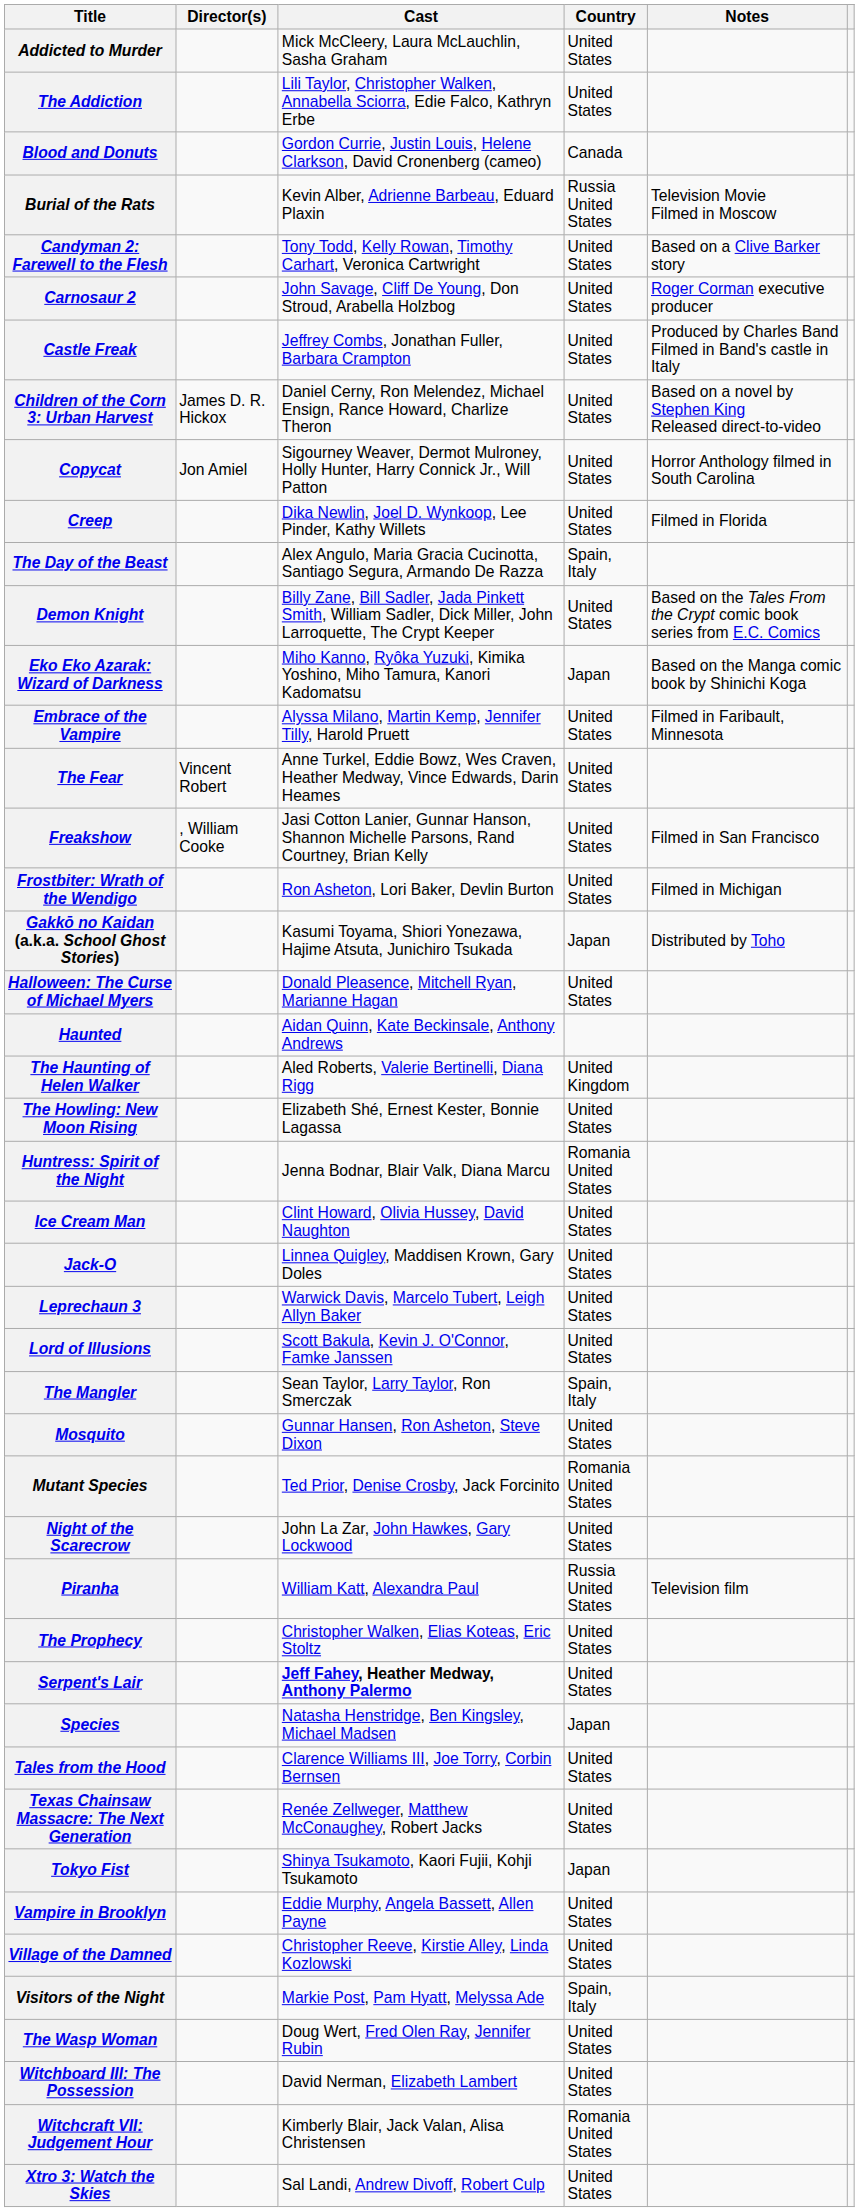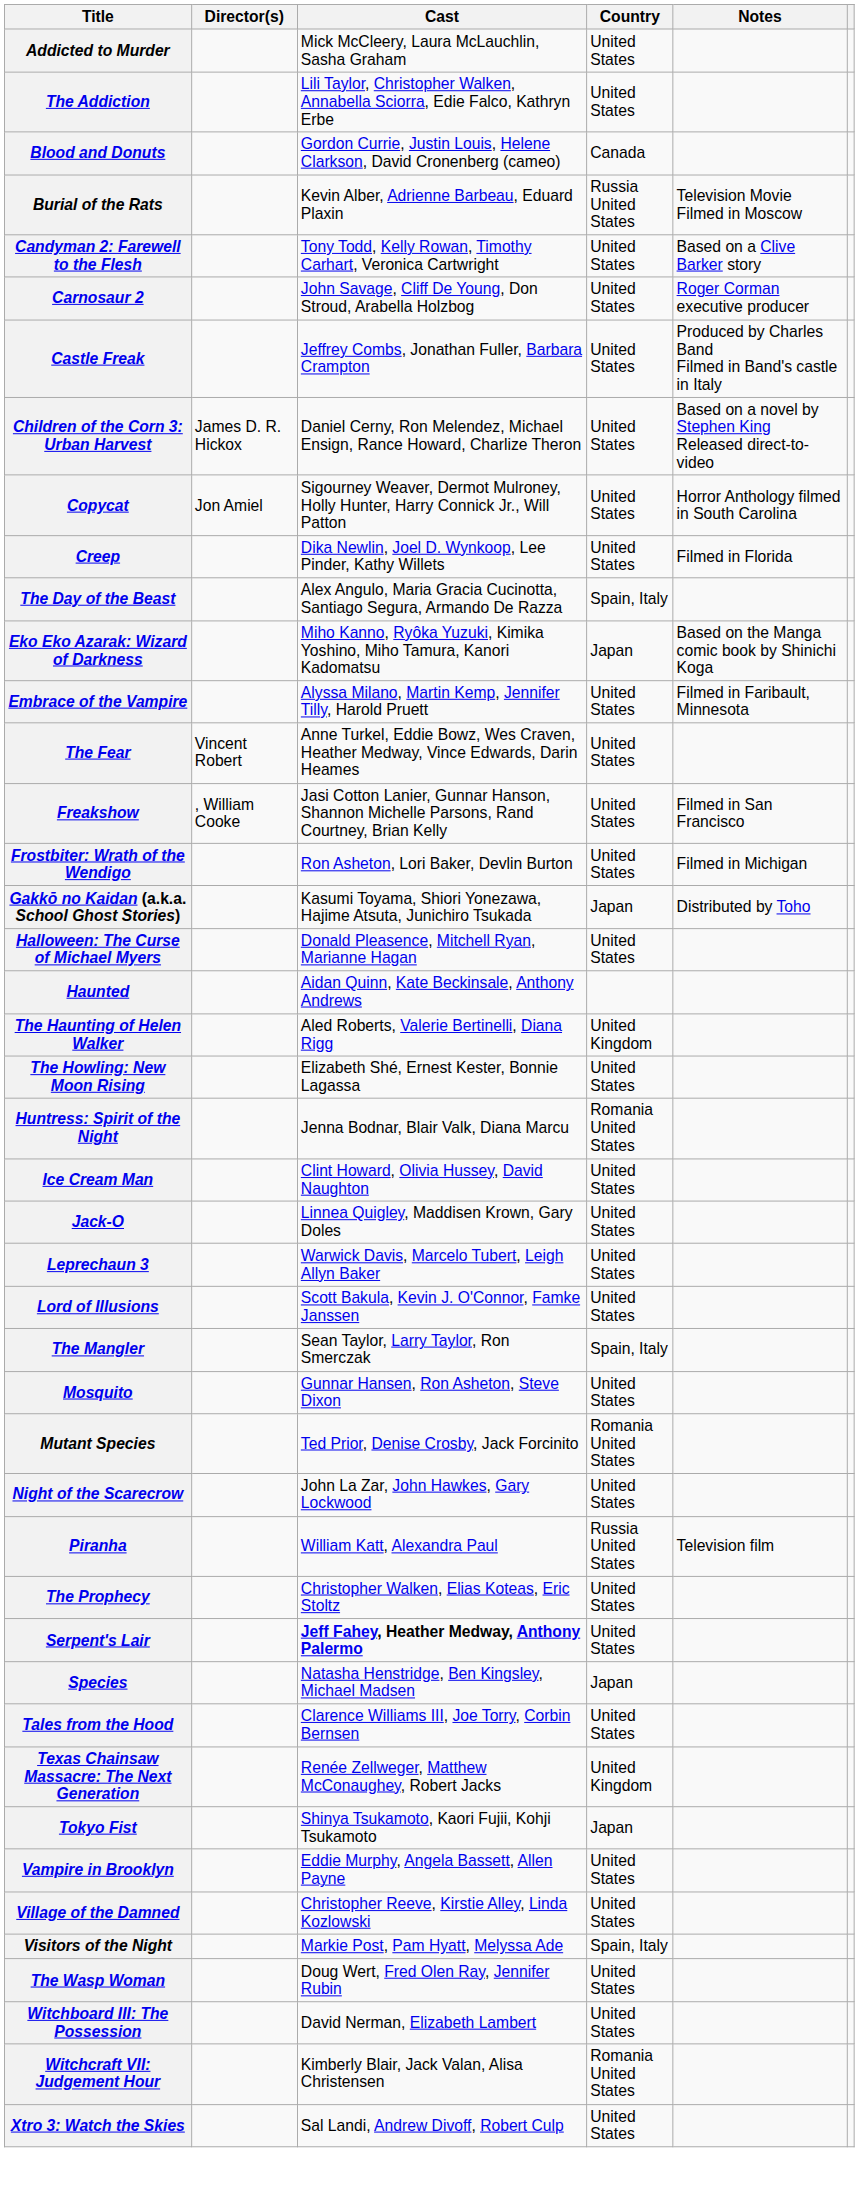- row: (90, 615)
(590, 1819) United States -> (621, 1776) United Kingdom
